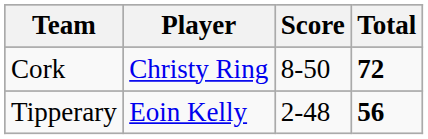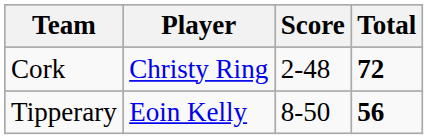(305, 68) 8-50 -> (305, 68) 2-48
(305, 111) 2-48 -> (305, 111) 8-50
